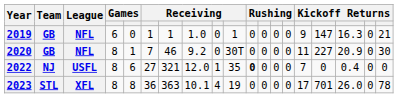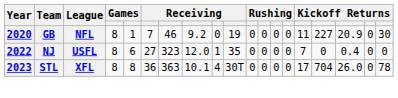- row: (19, 34)
(235, 51) 30T -> (235, 34) 19
(170, 68) 321 -> (170, 51) 323
(252, 68) bold -> (252, 51) normal
(235, 85) 19 -> (235, 68) 30T
(323, 85) 701 -> (323, 68) 704
